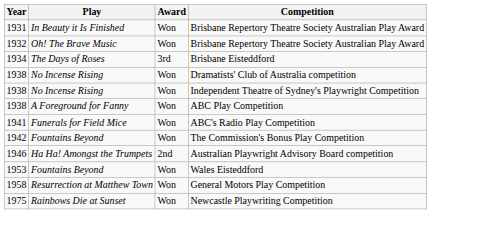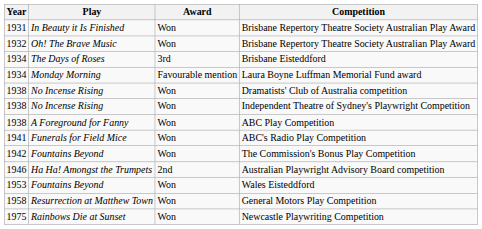+ row: (66, 75)
